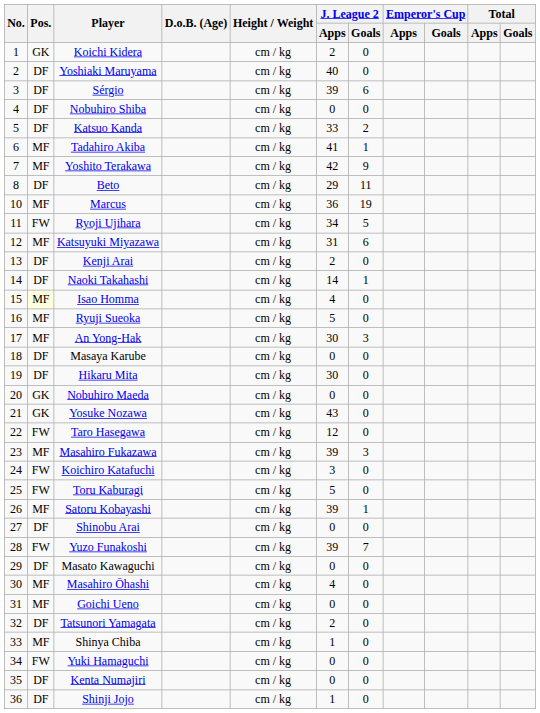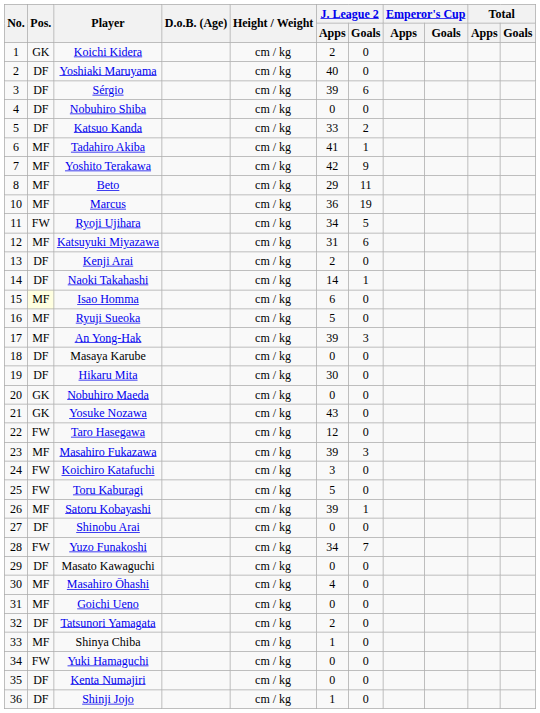(41, 185) DF -> (41, 185) MF
(332, 299) 4 -> (332, 299) 6
(332, 337) 30 -> (332, 337) 39
(332, 546) 39 -> (332, 546) 34
